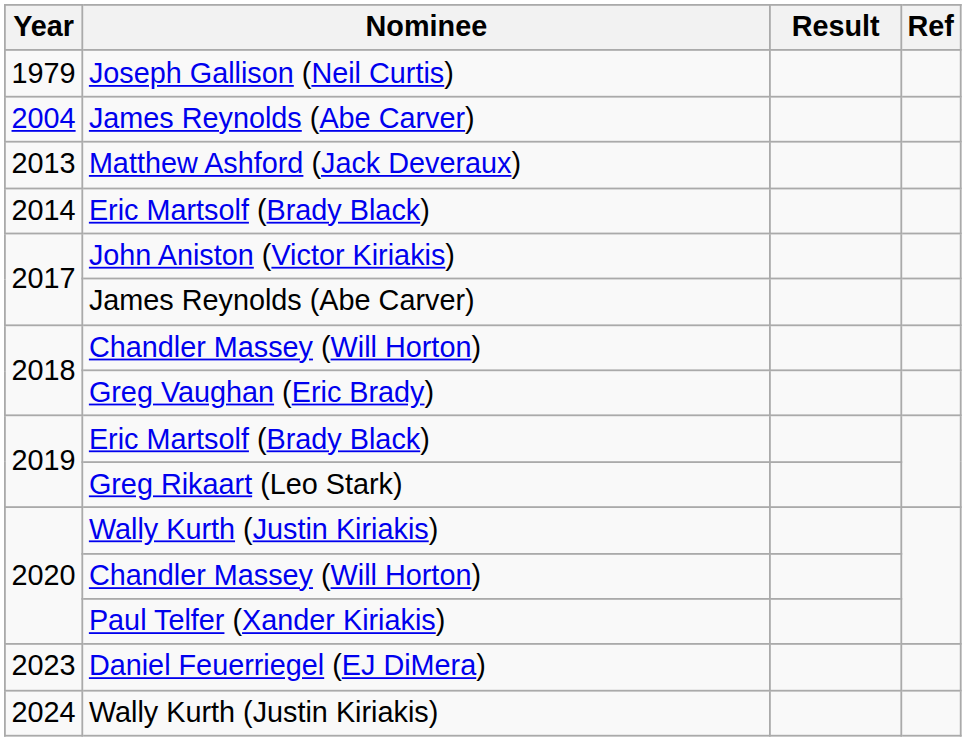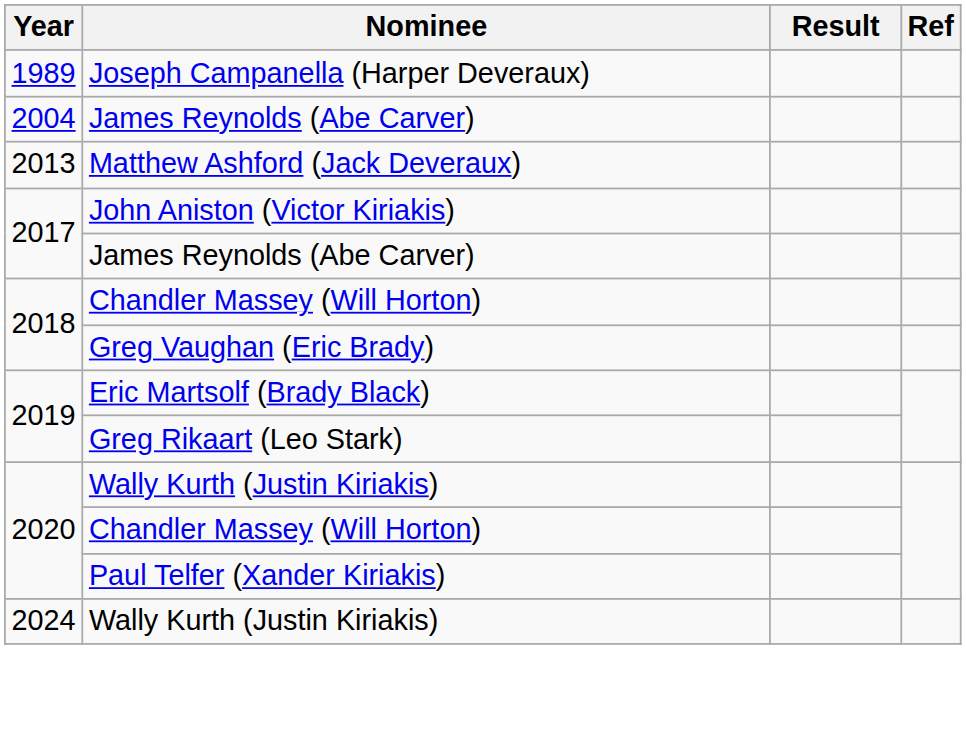- row: (44, 73)
+ row: (44, 73)
- row: (44, 210)
- row: (44, 666)
